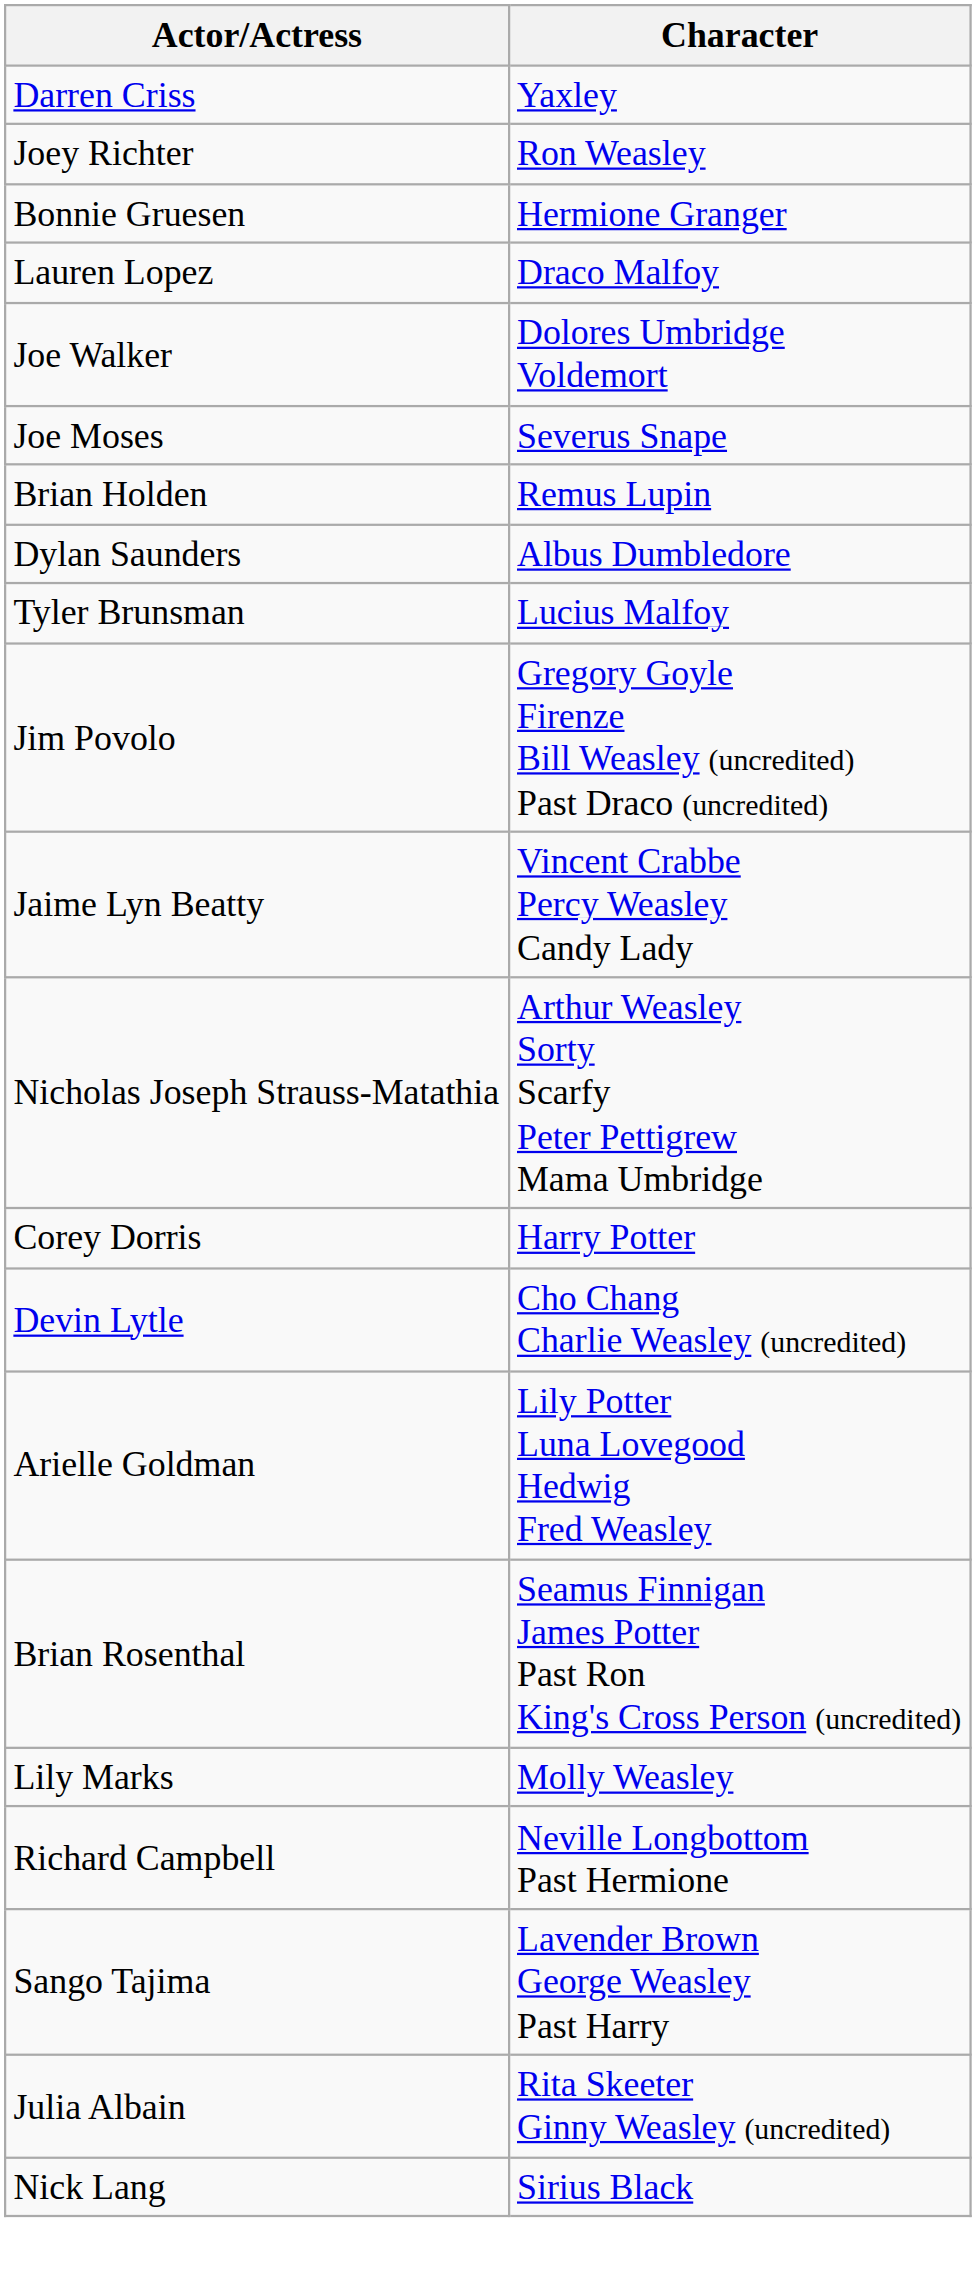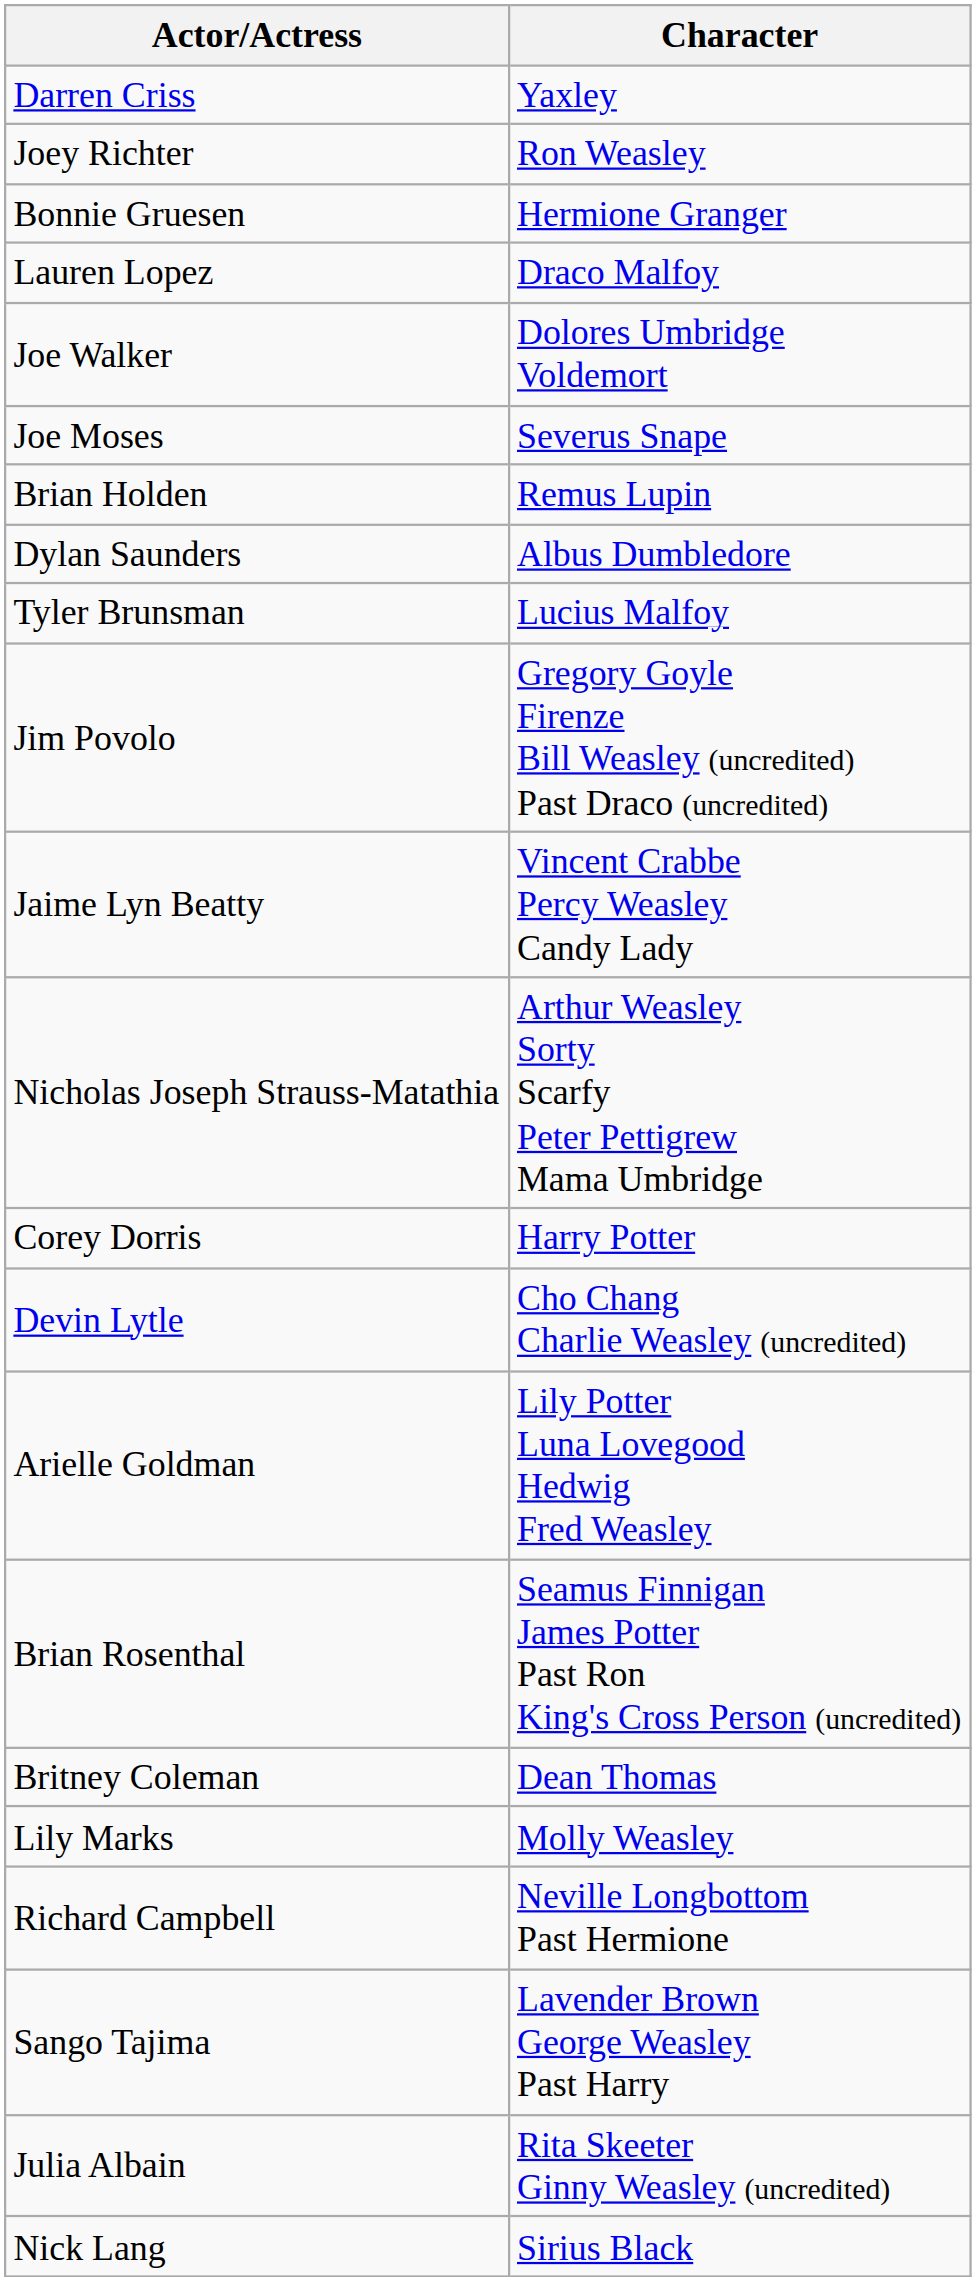+ row: (136, 1777)
